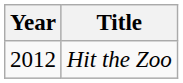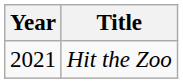(33, 59) 2012 -> (33, 59) 2021
